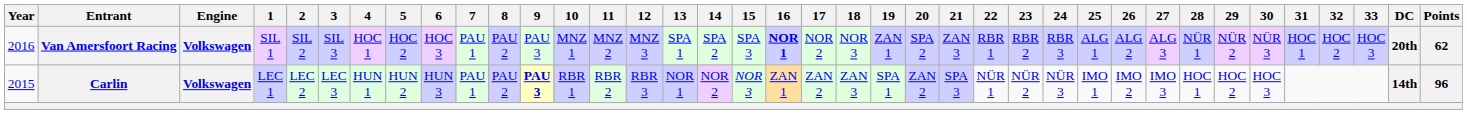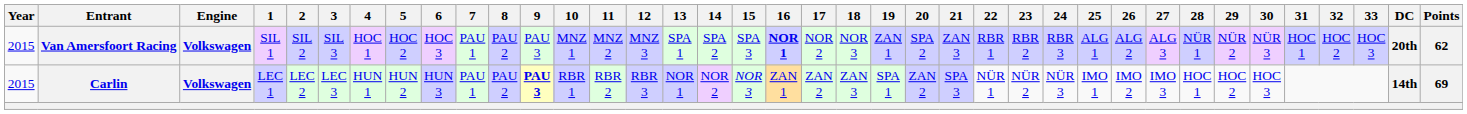(21, 45) 2016 -> (21, 45) 2015
(1442, 83) 96 -> (1442, 83) 69
